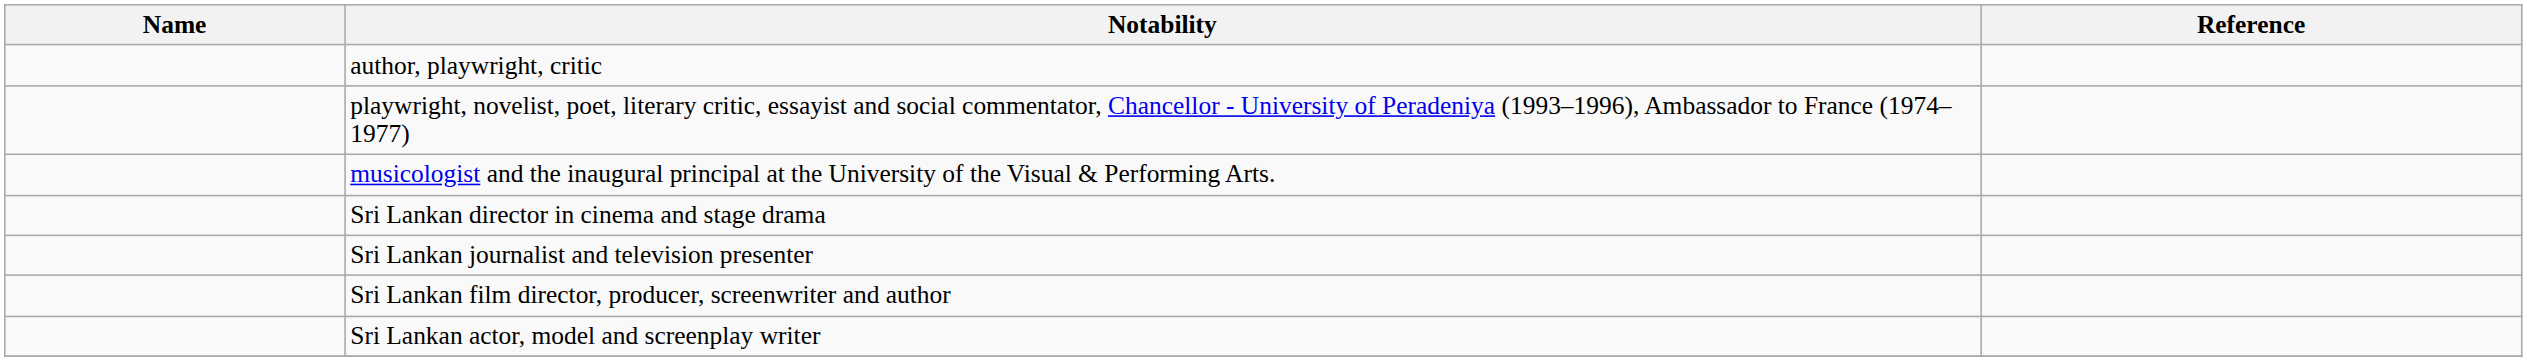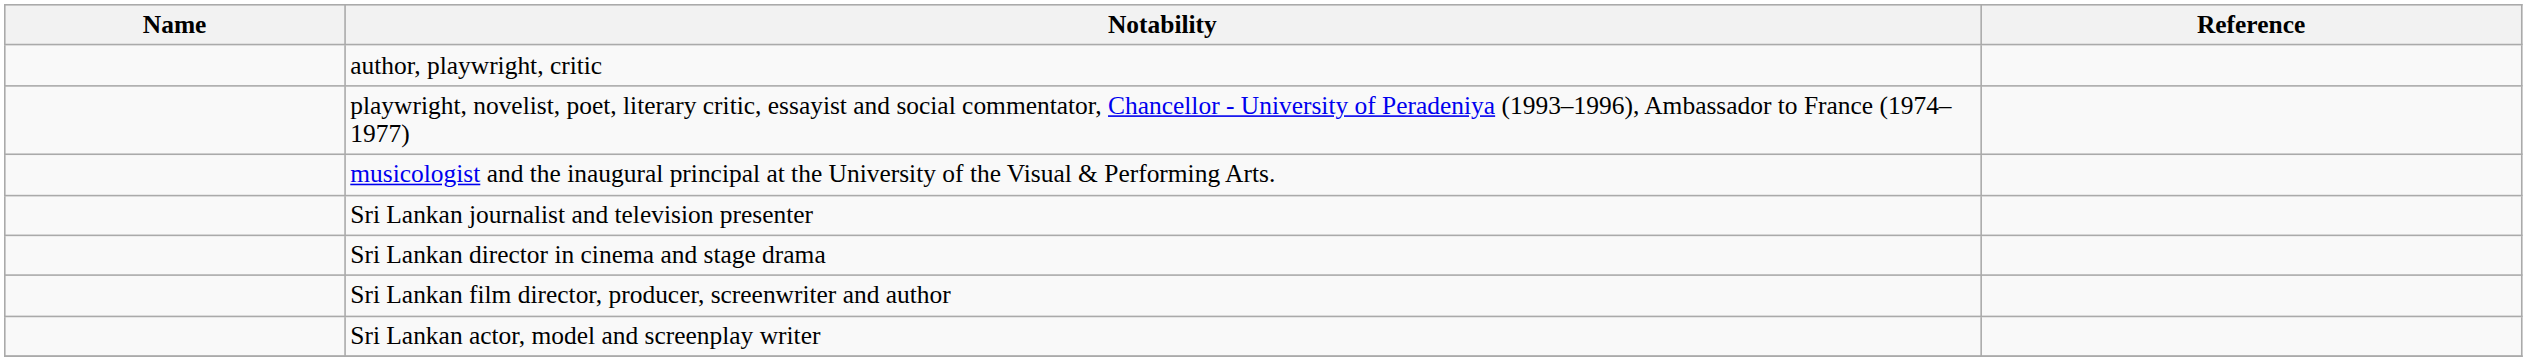rows swapped: (582, 255) <-> (588, 214)
